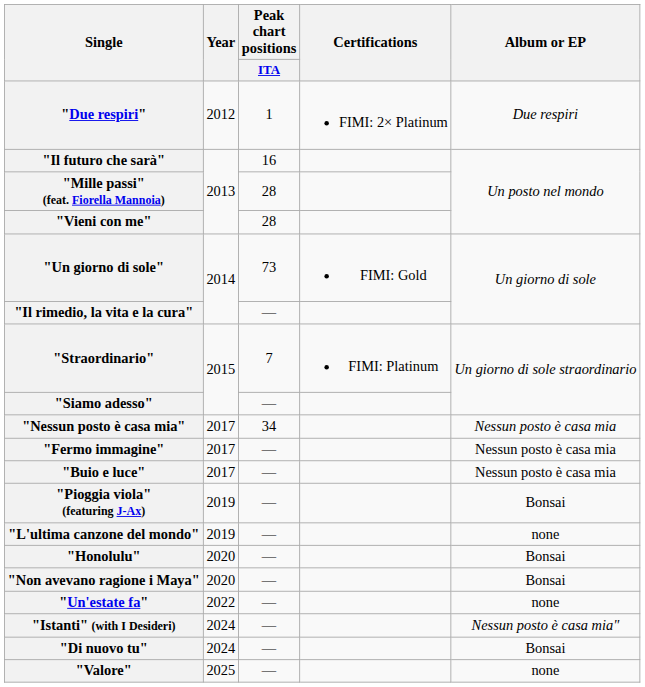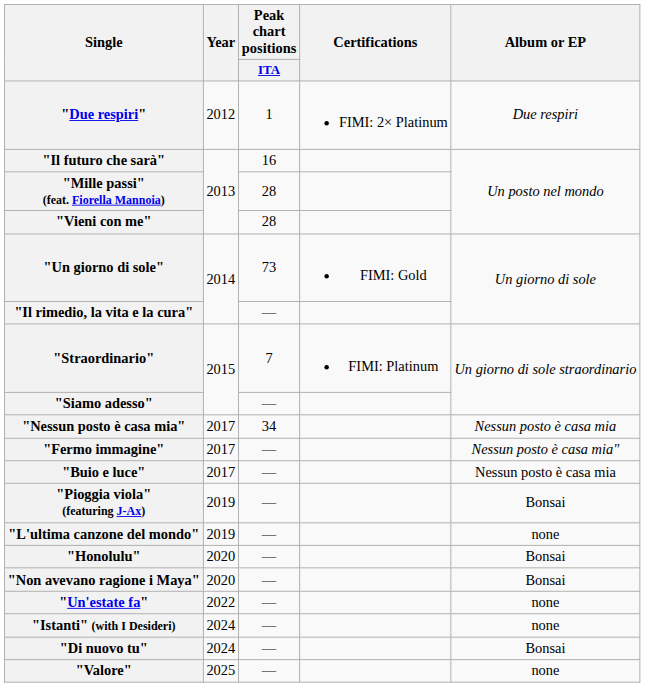(545, 449) Nessun posto è casa mia -> (545, 449) Nessun posto è casa mia"
(545, 625) Nessun posto è casa mia" -> (545, 625) none
